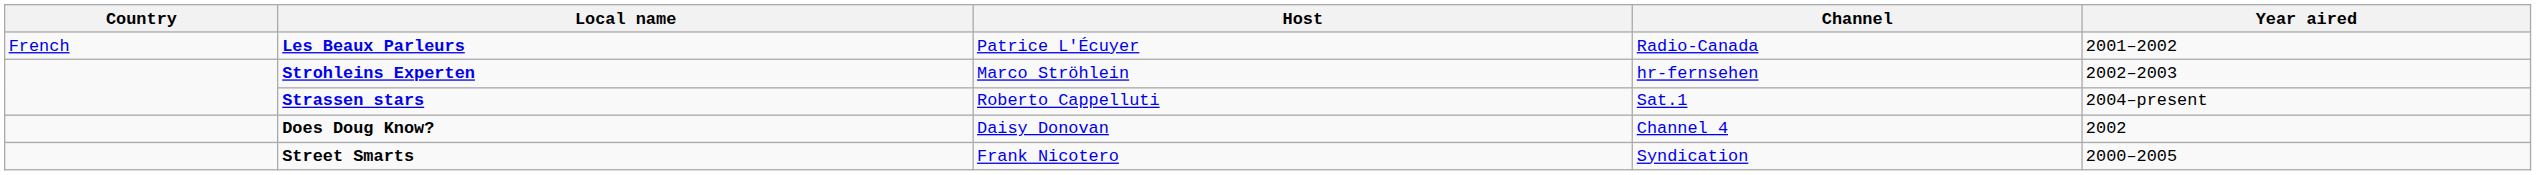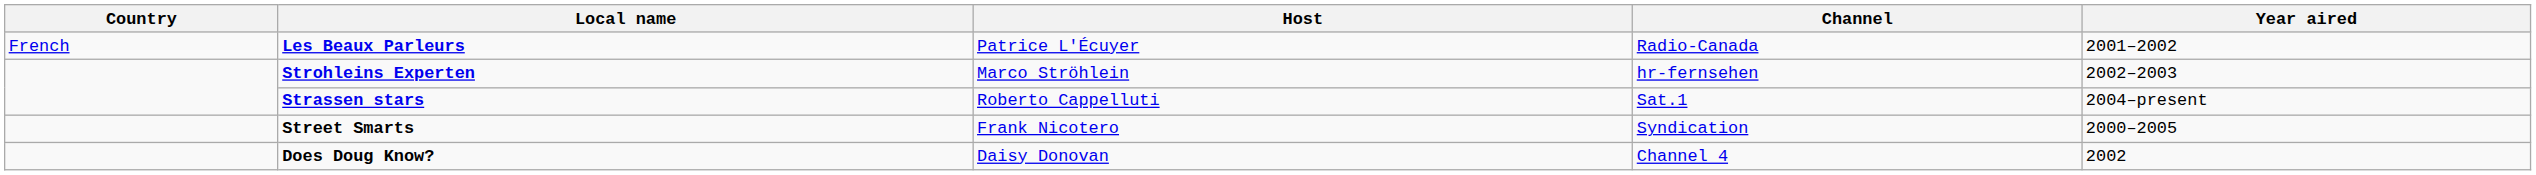rows swapped: (358, 129) <-> (348, 156)
